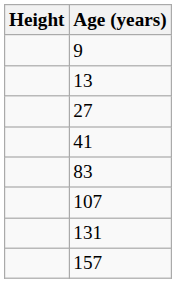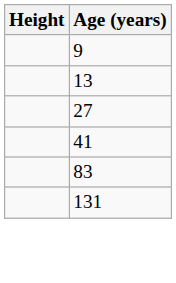- row: (88, 202)
- row: (88, 263)
